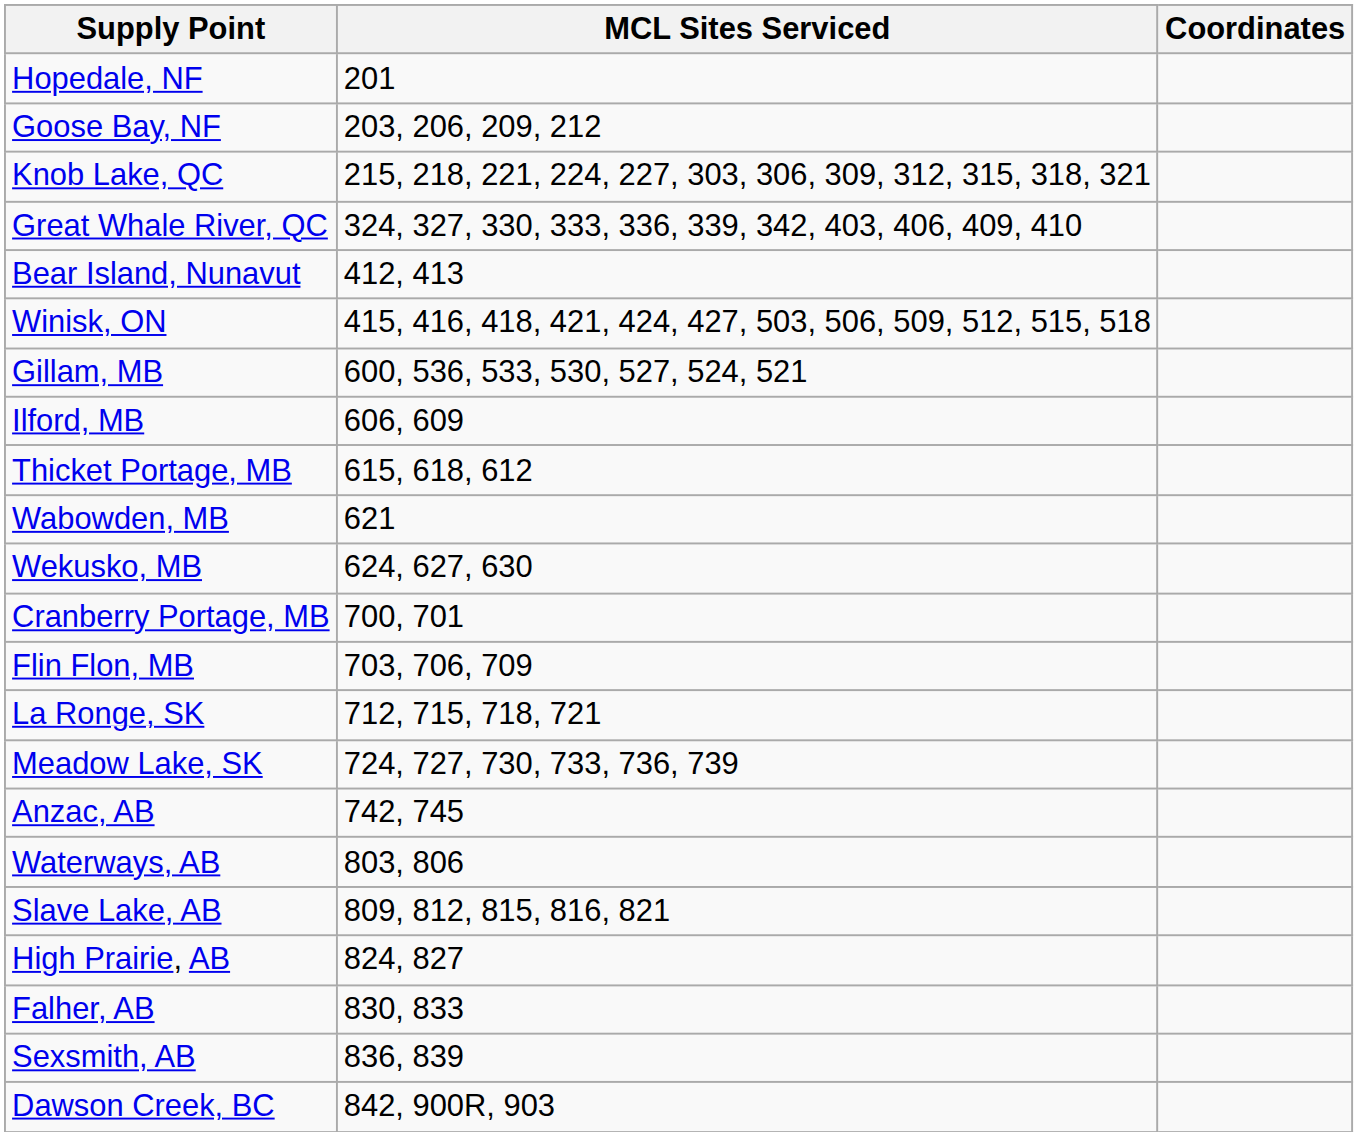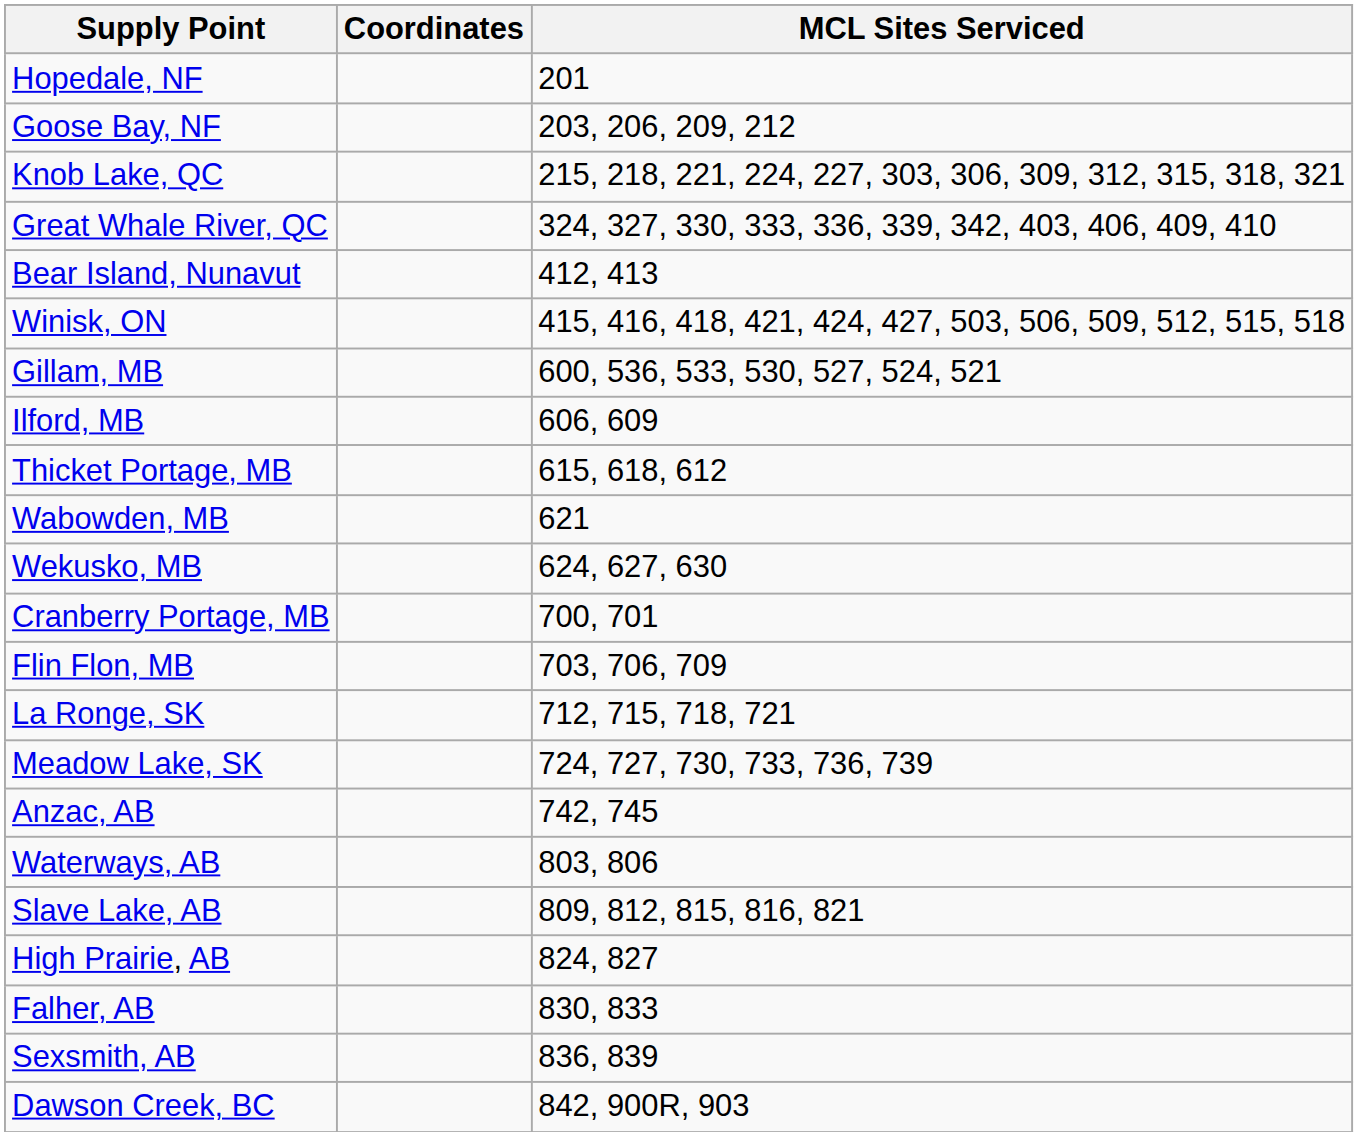columns swapped: (747, 28) <-> (1255, 28)
